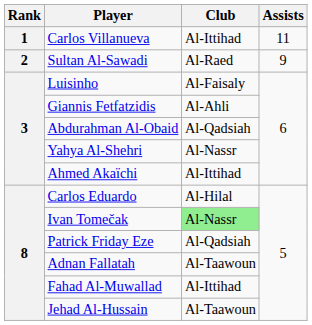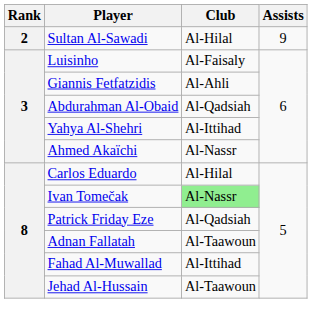- row: (99, 38)
(209, 60) Al-Raed -> (209, 38) Al-Hilal
(211, 151) Al-Nassr -> (213, 128) Al-Ittihad
(213, 173) Al-Ittihad -> (211, 151) Al-Nassr
